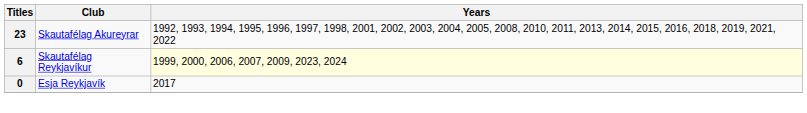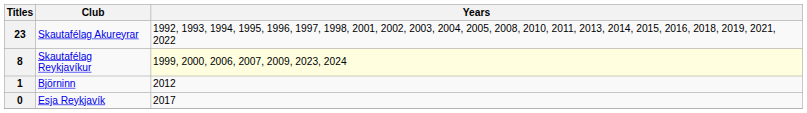(20, 62) 6 -> (20, 62) 8
+ row: (57, 84)
